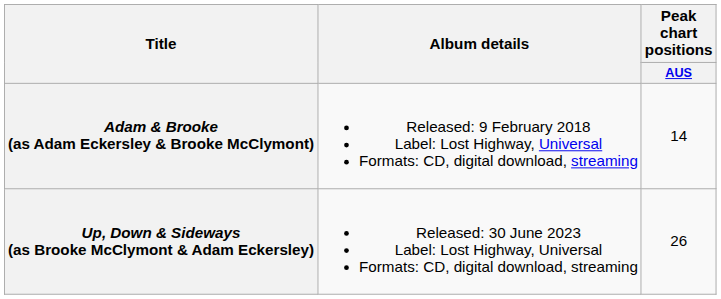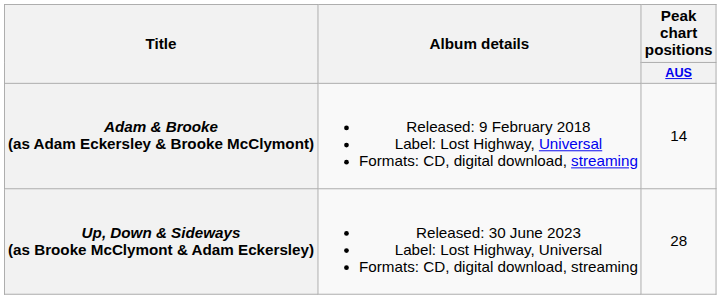(679, 241) 26 -> (679, 241) 28
